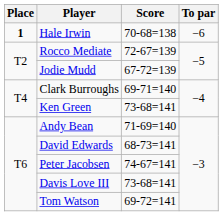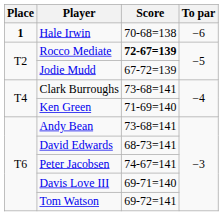(150, 51) normal -> (150, 51) bold
(150, 88) 69-71=140 -> (150, 88) 73-68=141
(150, 107) 73-68=141 -> (150, 107) 71-69=140
(150, 126) 71-69=140 -> (150, 126) 73-68=141
(150, 182) 73-68=141 -> (150, 182) 69-71=140
